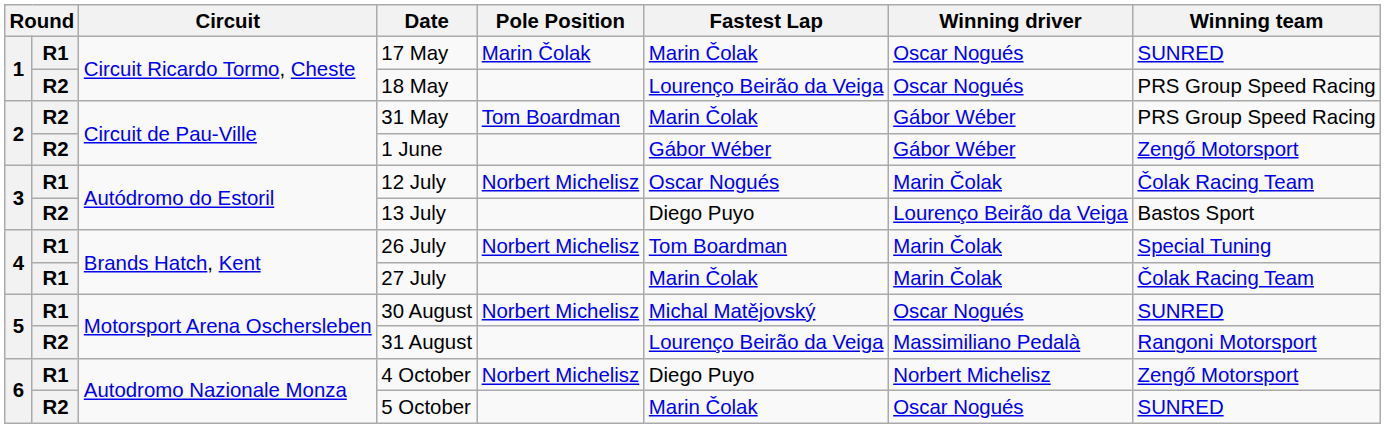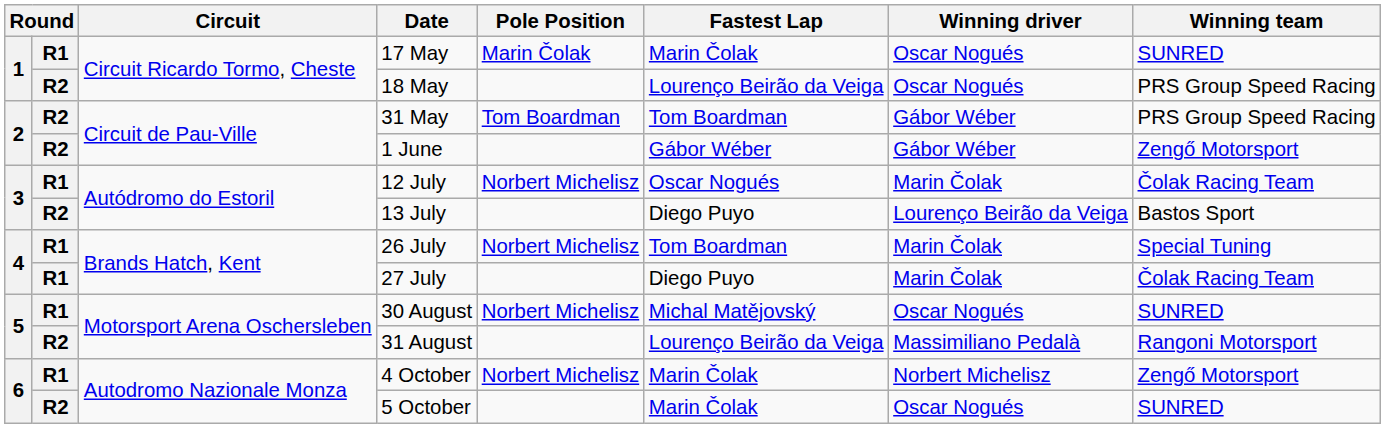(703, 117) Marin Čolak -> (718, 117) Tom Boardman
(703, 278) Marin Čolak -> (702, 278) Diego Puyo
(702, 374) Diego Puyo -> (703, 374) Marin Čolak
